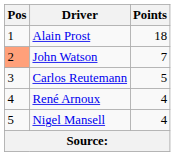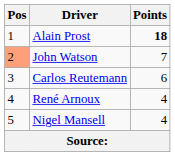(161, 36) normal -> (161, 36) bold
(164, 78) 5 -> (164, 78) 6
